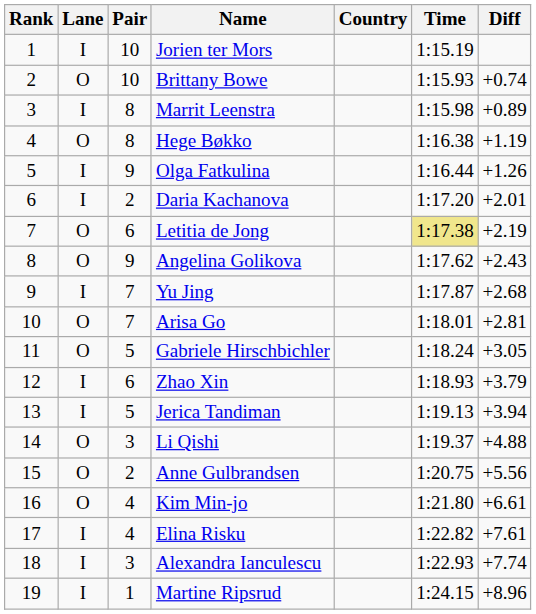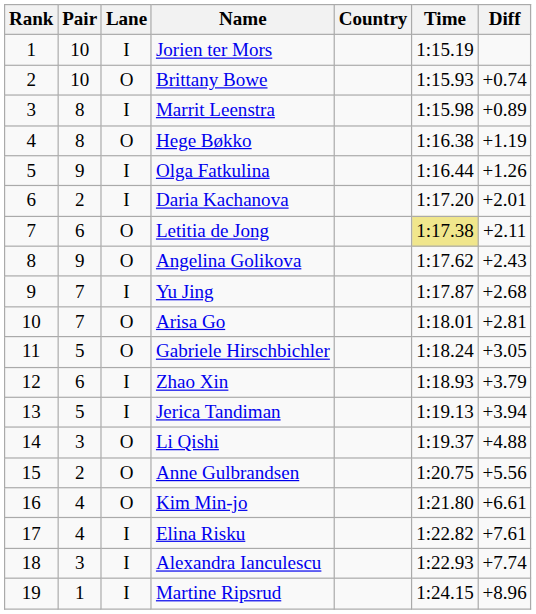columns swapped: (130, 19) <-> (83, 19)
(505, 230) +2.19 -> (505, 230) +2.11
